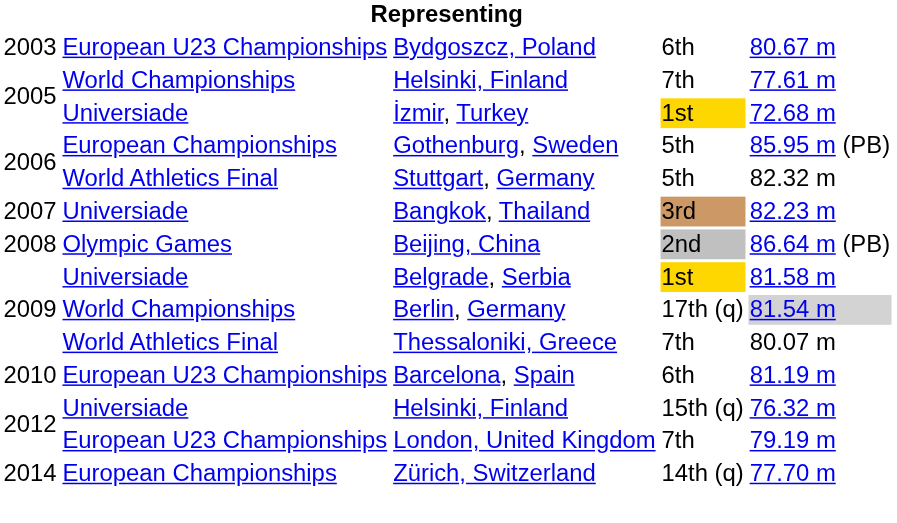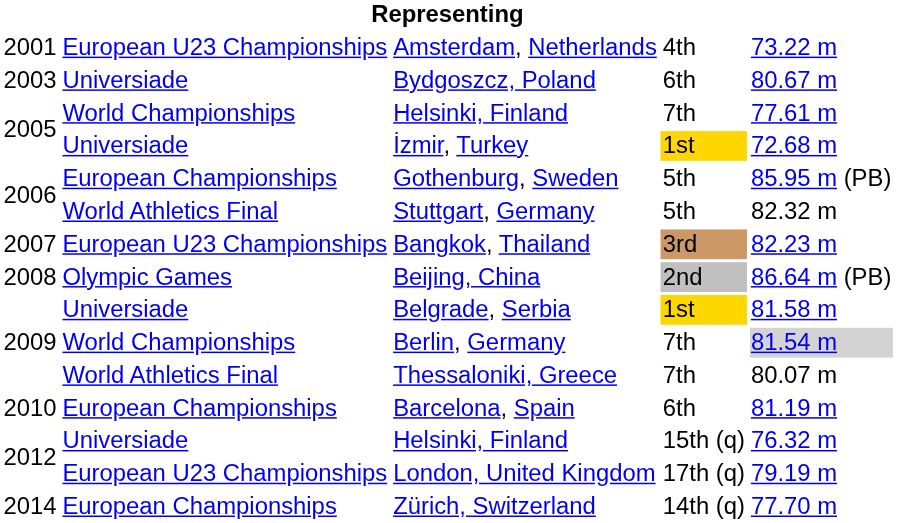+ row: (30, 47)
(225, 47) European U23 Championships -> (125, 80) Universiade
(125, 211) Universiade -> (225, 244) European U23 Championships
(703, 309) 17th (q) -> (679, 342) 7th
(225, 375) European U23 Championships -> (200, 407) European Championships
(678, 440) 7th -> (704, 473) 17th (q)
